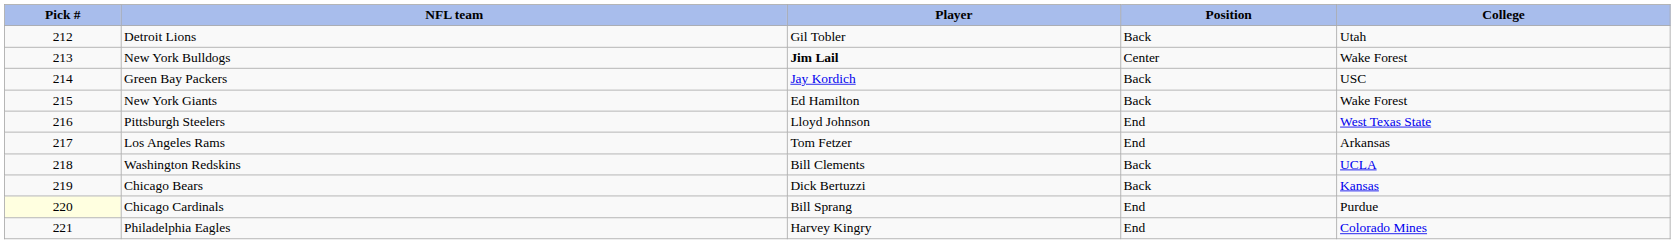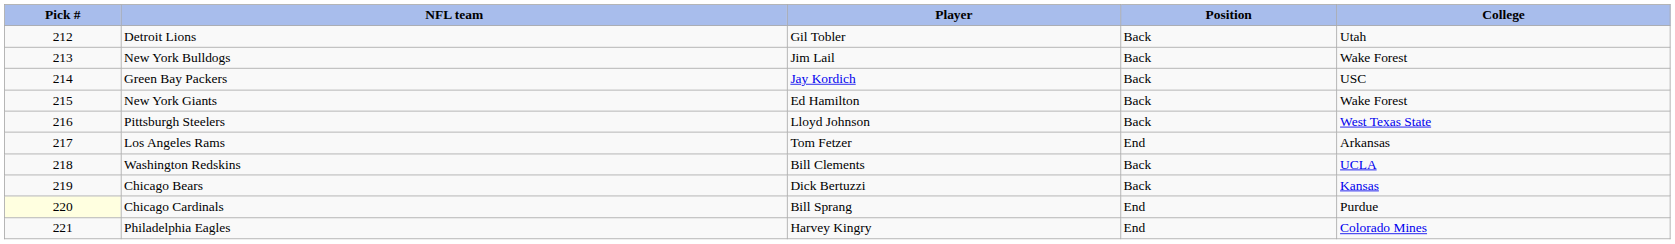(814, 57) bold -> (813, 57) normal
(1141, 57) Center -> (1137, 57) Back
(1134, 121) End -> (1137, 121) Back
